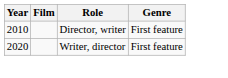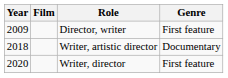(18, 30) 2010 -> (18, 30) 2009
+ row: (108, 47)
